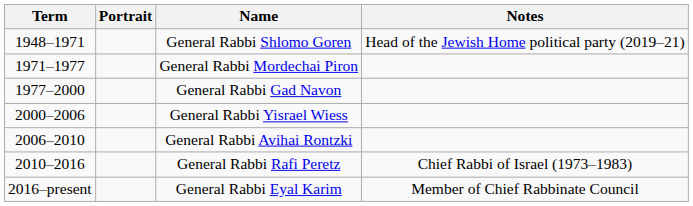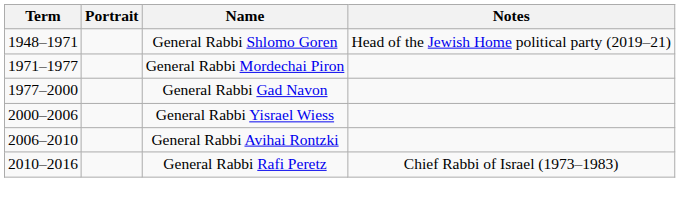- row: (259, 189)
